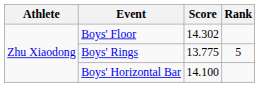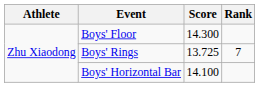(203, 34) 14.302 -> (203, 34) 14.300
(203, 53) 13.775 -> (203, 53) 13.725
(238, 53) 5 -> (238, 53) 7
